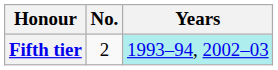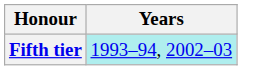- column: (104, 19)
